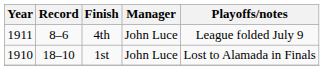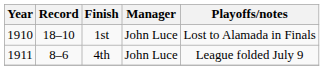rows swapped: (102, 55) <-> (102, 34)
